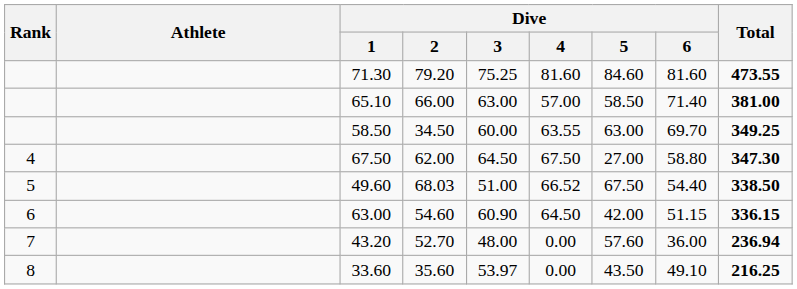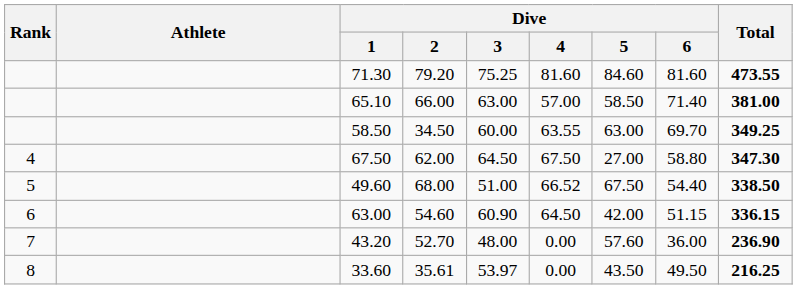(434, 185) 68.03 -> (434, 185) 68.00
(756, 241) 236.94 -> (756, 241) 236.90
(434, 269) 35.60 -> (434, 269) 35.61
(687, 269) 49.10 -> (687, 269) 49.50
